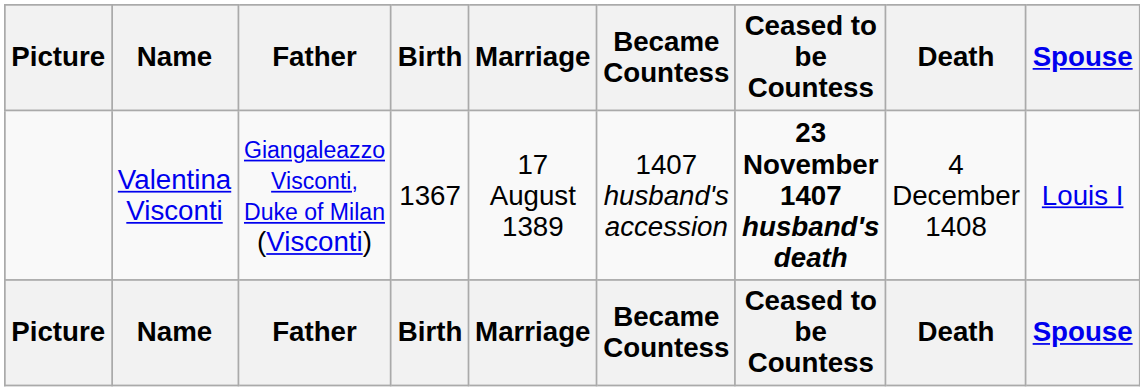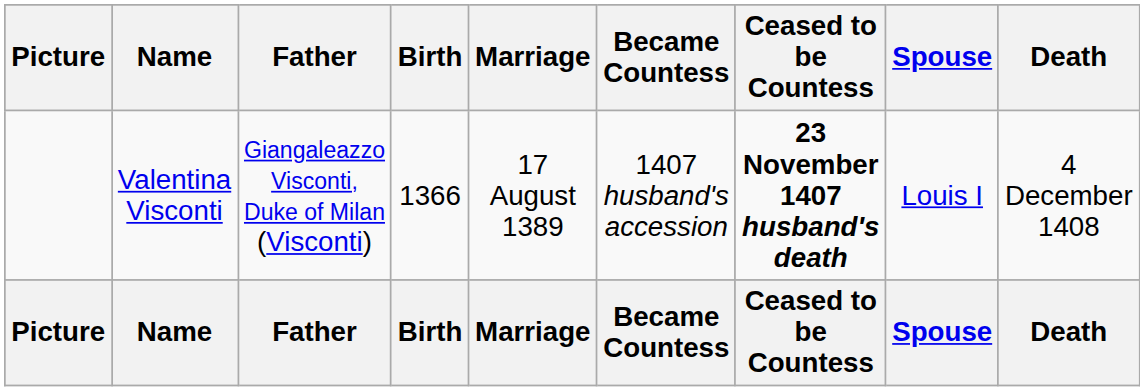columns swapped: (956, 57) <-> (1083, 57)
(430, 194) 1367 -> (430, 194) 1366
